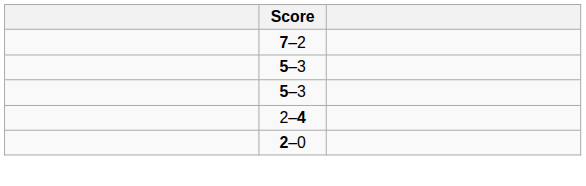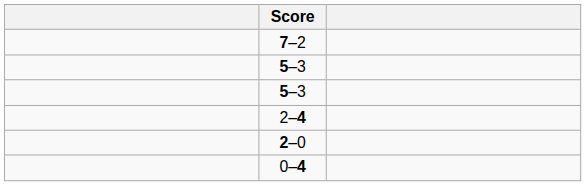+ row: (132, 168)
